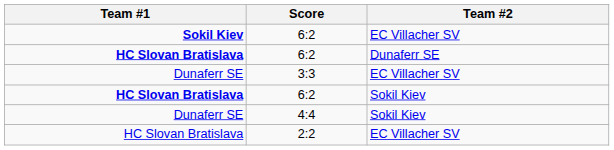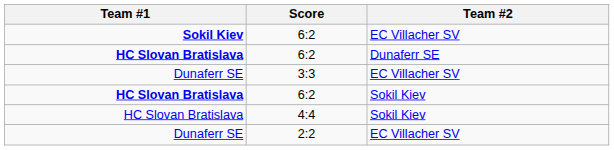(208, 114) Dunaferr SE -> (184, 114) HC Slovan Bratislava
(184, 134) HC Slovan Bratislava -> (208, 134) Dunaferr SE
